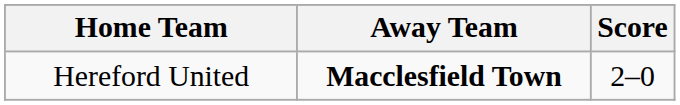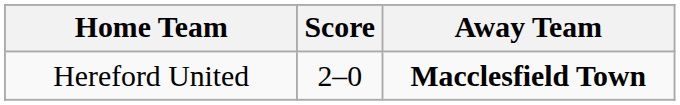columns swapped: (632, 28) <-> (444, 28)
